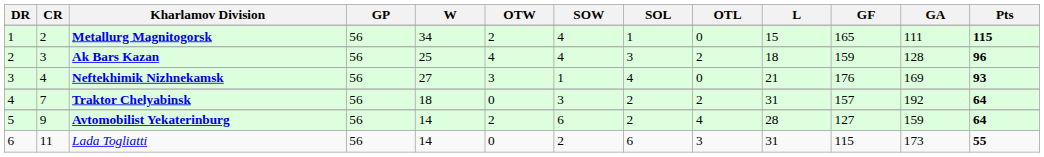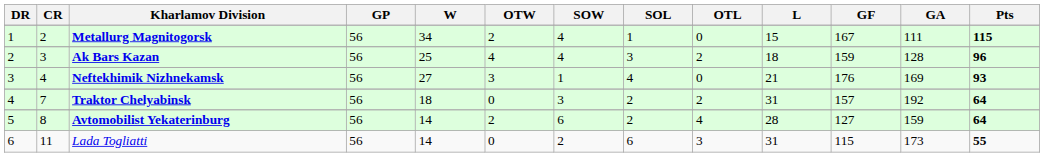(844, 36) 165 -> (844, 36) 167
(43, 120) 9 -> (43, 120) 8
